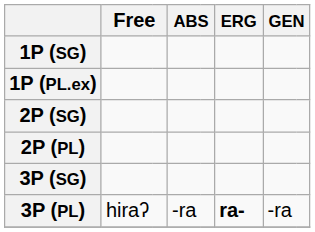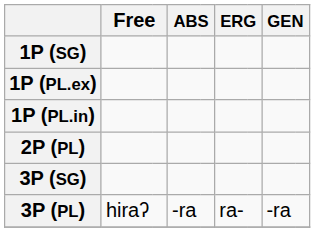+ row: (53, 115)
- row: (53, 115)
(232, 210) bold -> (231, 210) normal
